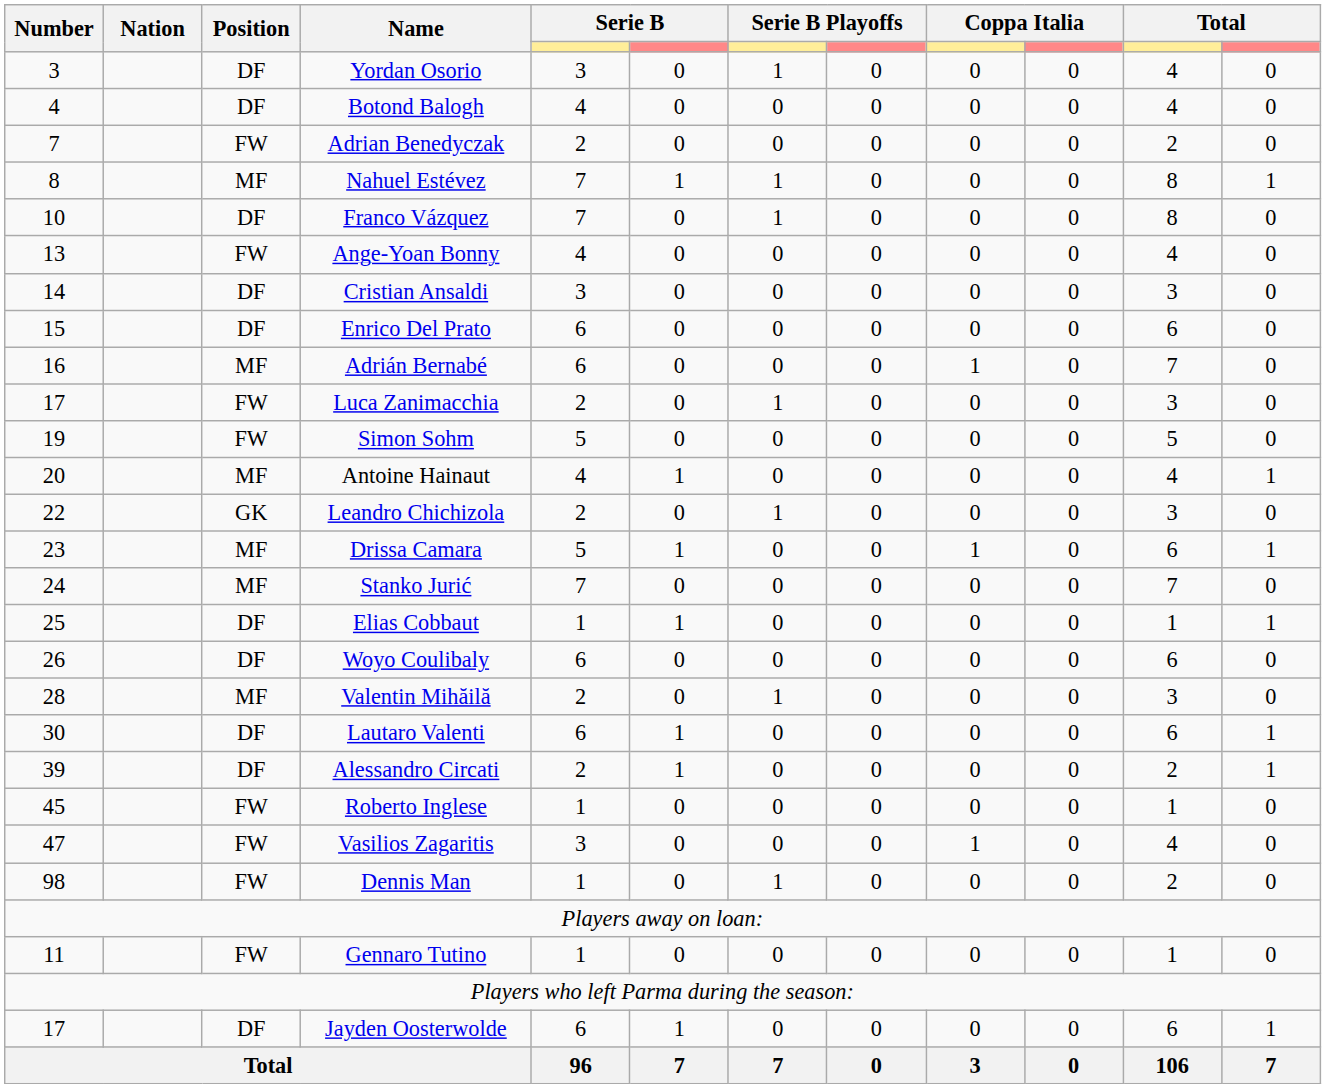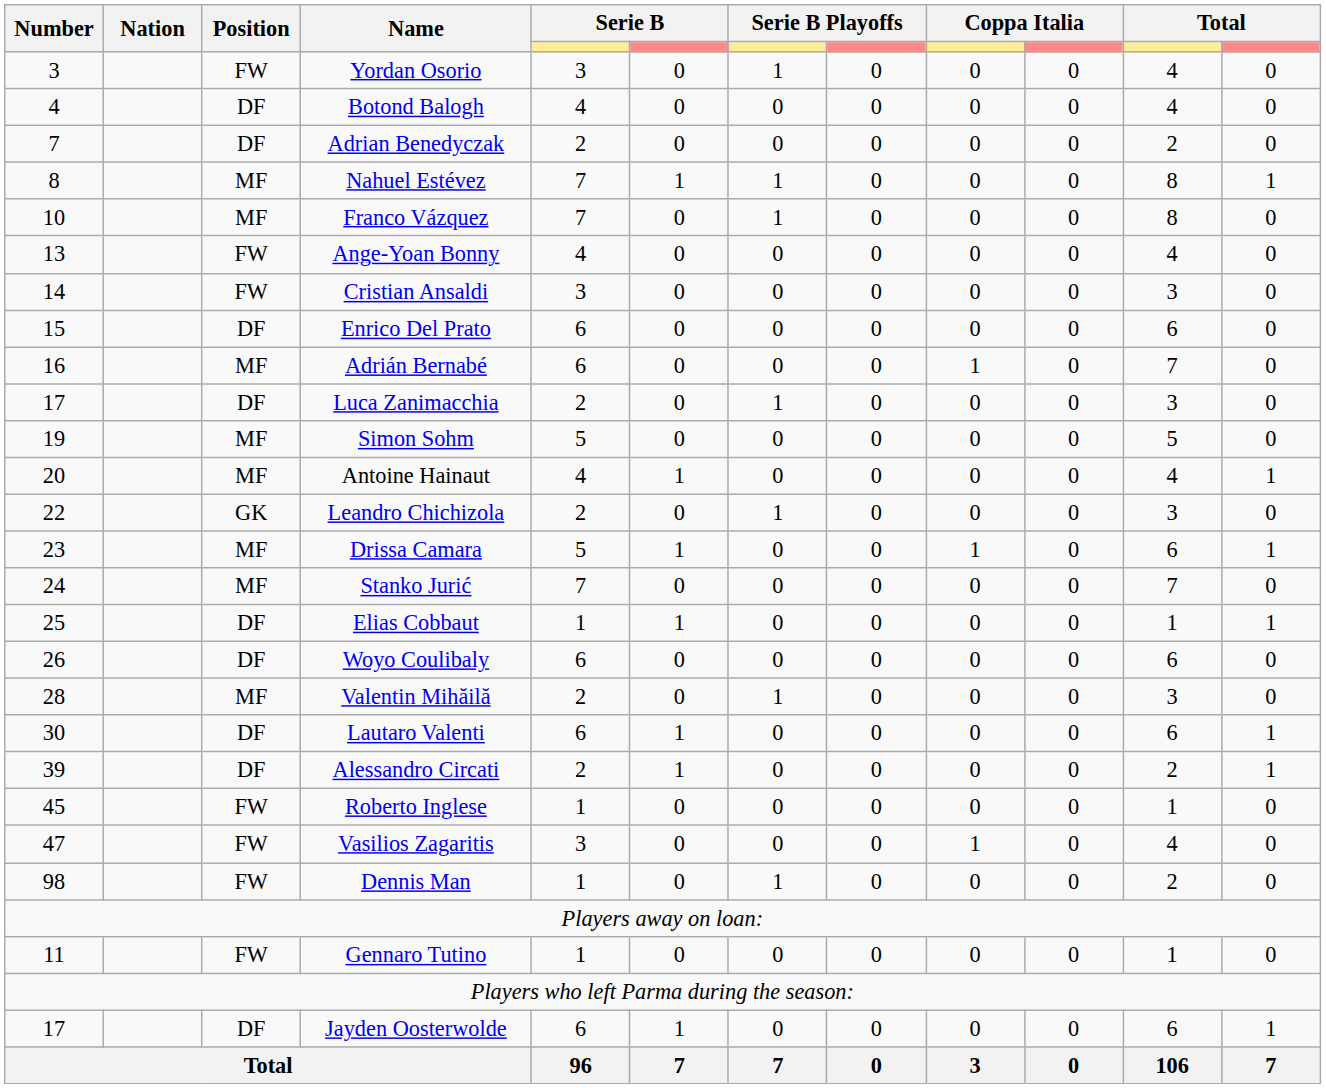(251, 70) DF -> (251, 70) FW
(251, 144) FW -> (251, 144) DF
(251, 217) DF -> (251, 217) MF
(251, 291) DF -> (251, 291) FW
(251, 401) FW -> (251, 401) DF
(251, 438) FW -> (251, 438) MF
